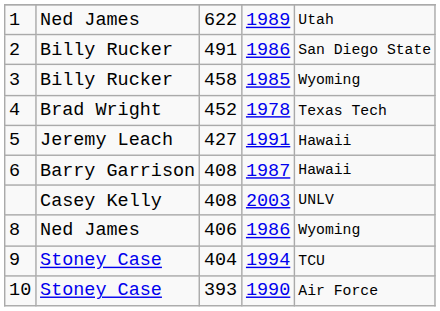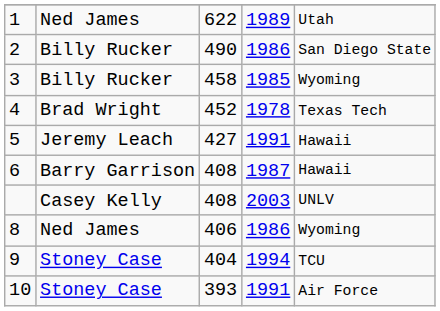(221, 50) 491 -> (221, 50) 490
(268, 291) 1990 -> (268, 291) 1991
